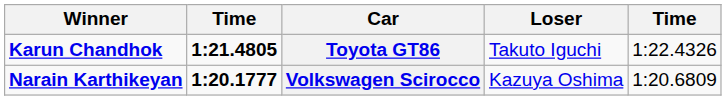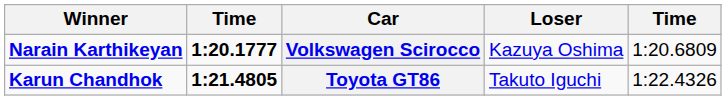rows swapped: (383, 79) <-> (383, 49)
